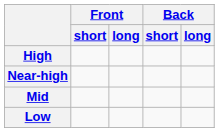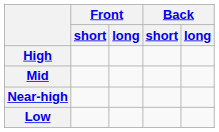rows swapped: (38, 76) <-> (38, 96)
